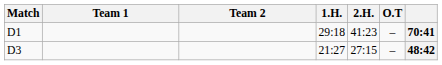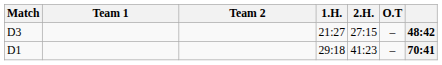rows swapped: (14, 32) <-> (14, 50)
